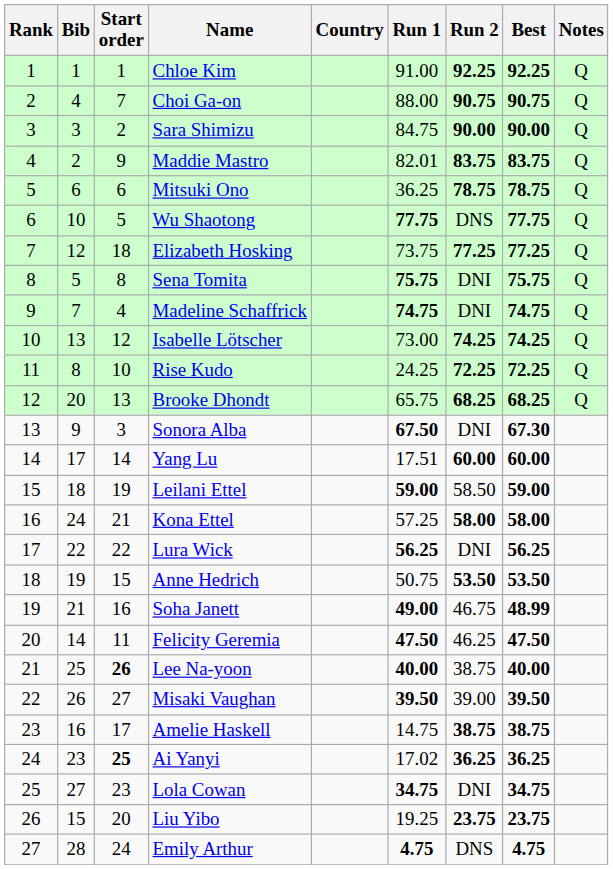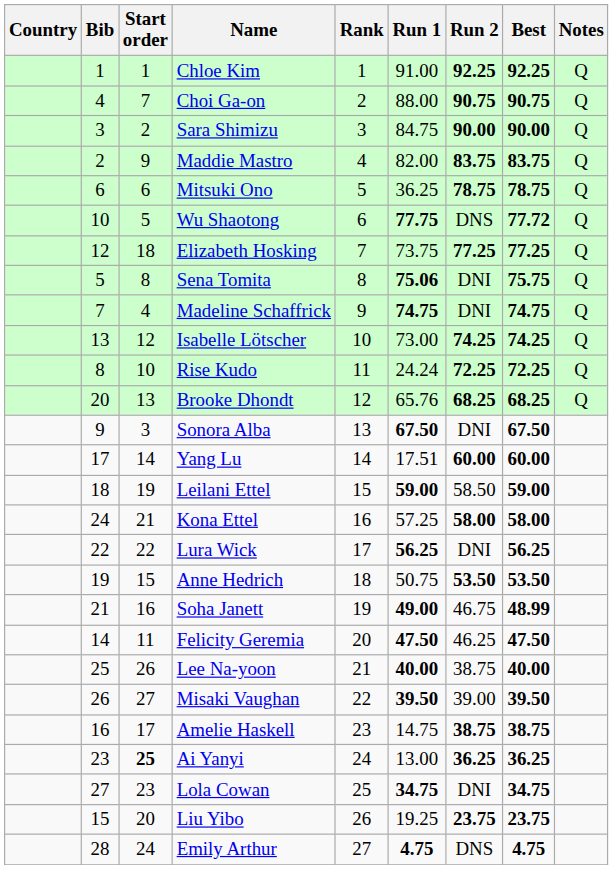columns swapped: (31, 30) <-> (350, 30)
(417, 160) 82.01 -> (417, 160) 82.00
(529, 220) 77.75 -> (529, 220) 77.72
(417, 280) 75.75 -> (417, 280) 75.06
(417, 370) 24.25 -> (417, 370) 24.24
(417, 400) 65.75 -> (417, 400) 65.76
(529, 429) 67.30 -> (529, 429) 67.50
(121, 669) bold -> (145, 669) normal
(417, 759) 17.02 -> (417, 759) 13.00
